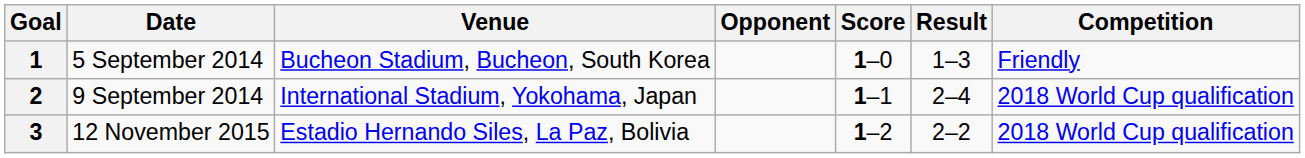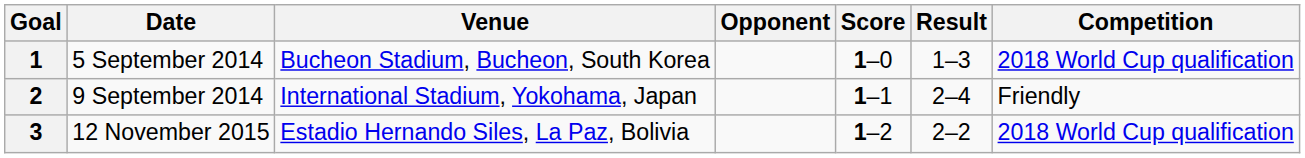(1039, 59) Friendly -> (1146, 59) 2018 World Cup qualification
(1146, 96) 2018 World Cup qualification -> (1039, 96) Friendly
